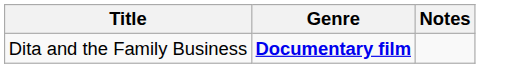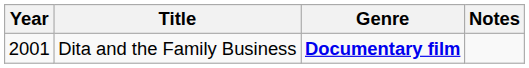+ column: (29, 19)
